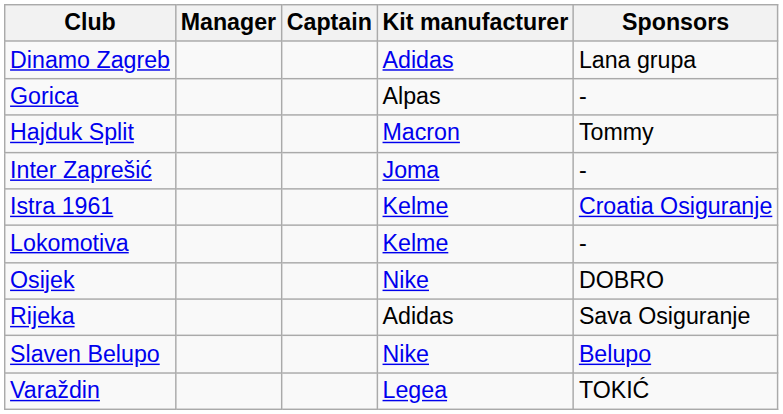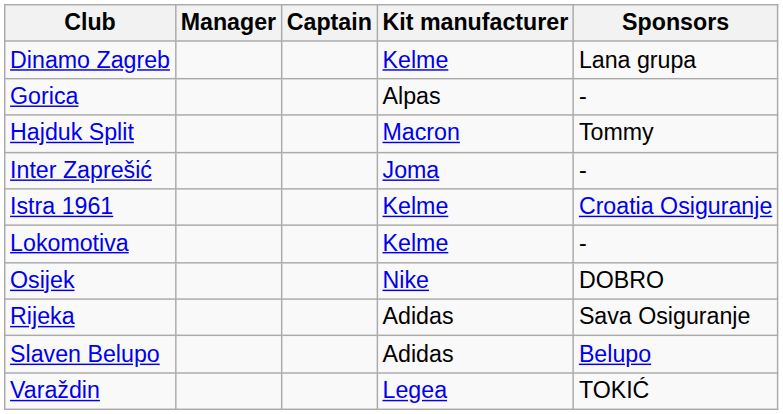(418, 59) Adidas -> (415, 59) Kelme
(406, 354) Nike -> (418, 354) Adidas
